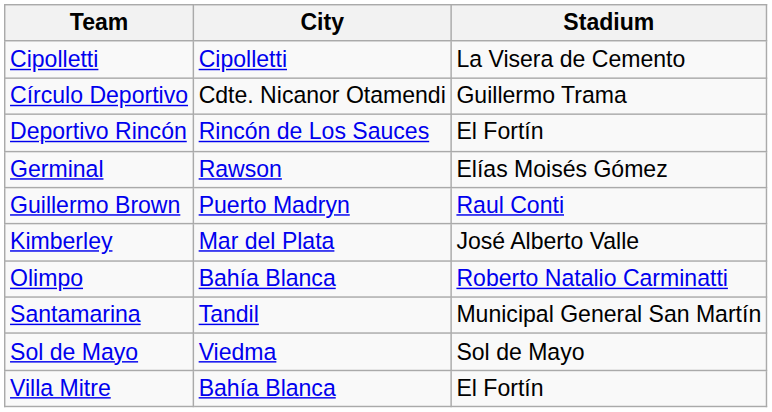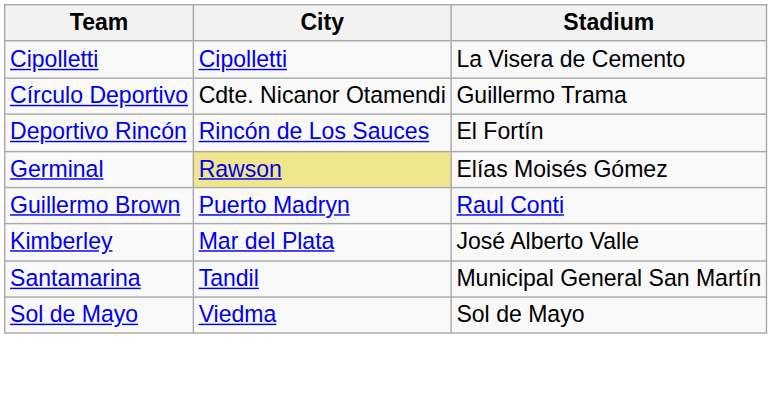(240, 168) no background -> (240, 168) khaki background
- row: (47, 278)
- row: (60, 388)
